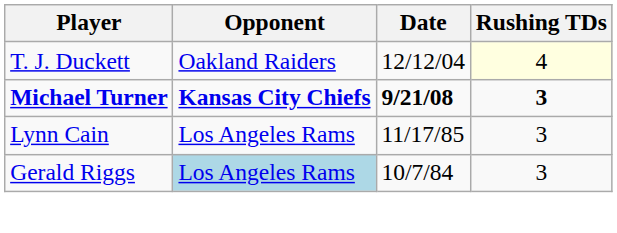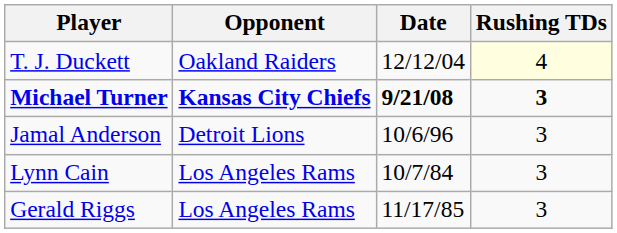+ row: (86, 135)
(423, 135) 11/17/85 -> (417, 172) 10/7/84
(267, 172) lightblue background -> (267, 209) no background
(417, 172) 10/7/84 -> (423, 209) 11/17/85
